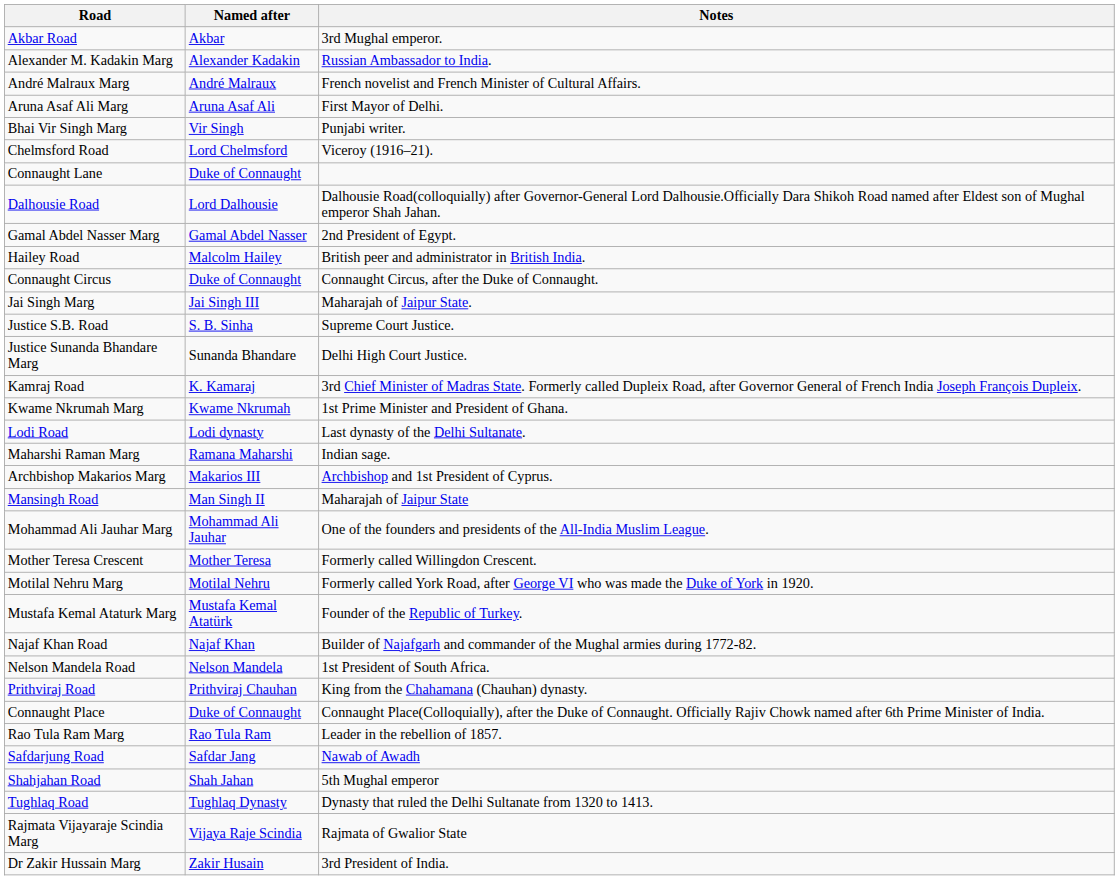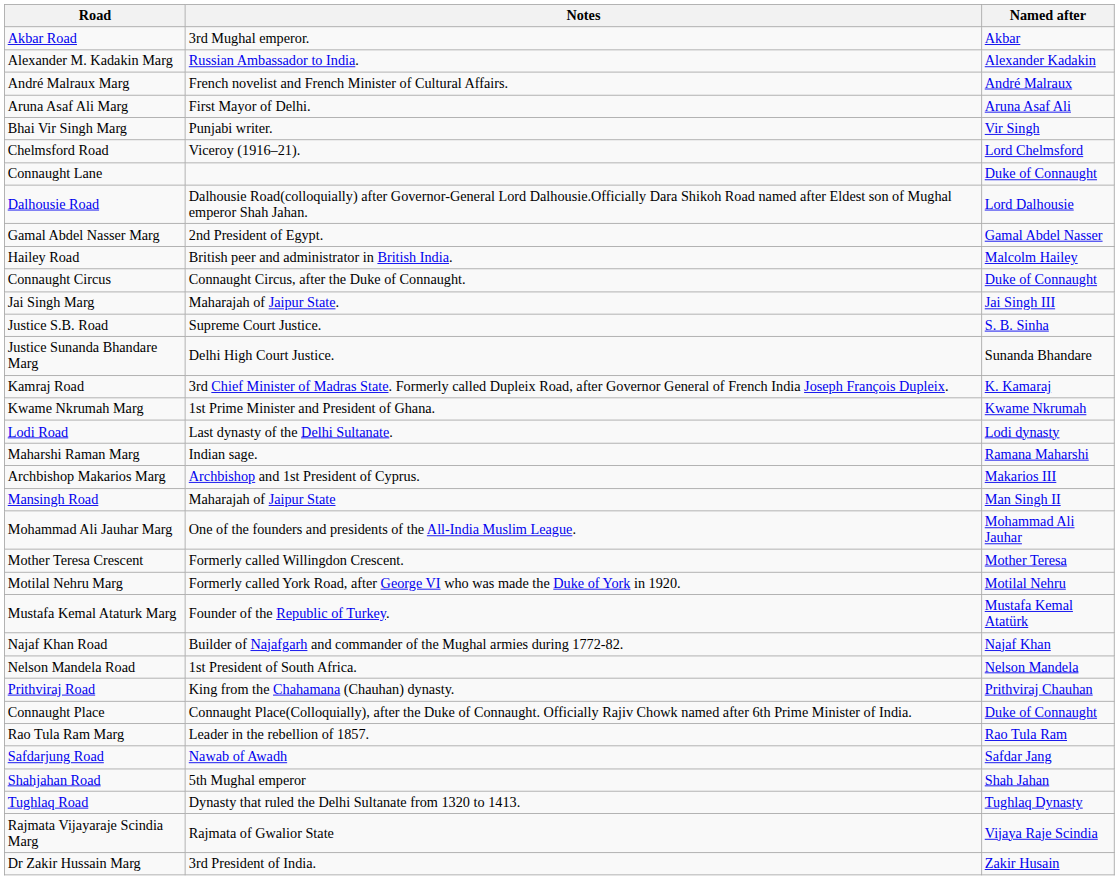columns swapped: (252, 15) <-> (716, 15)
